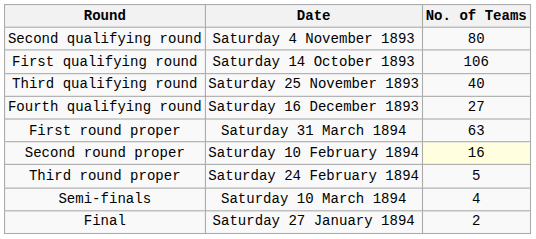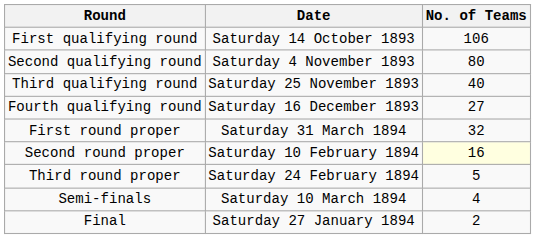rows swapped: (105, 62) <-> (105, 39)
(476, 130) 63 -> (476, 130) 32
